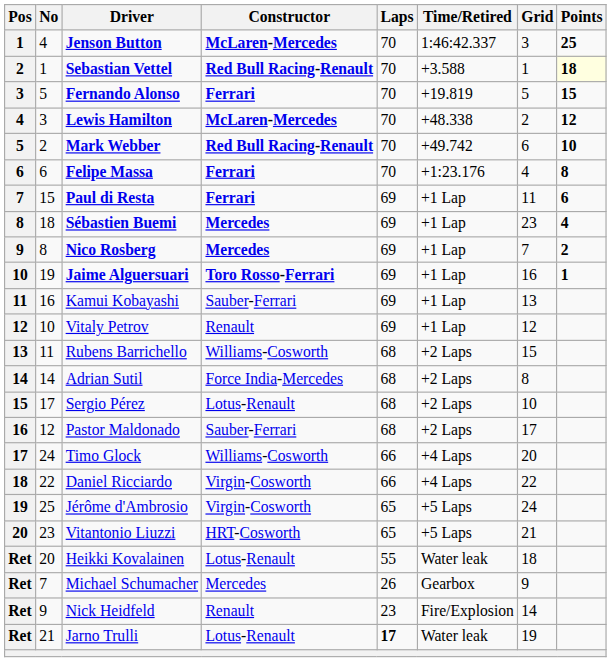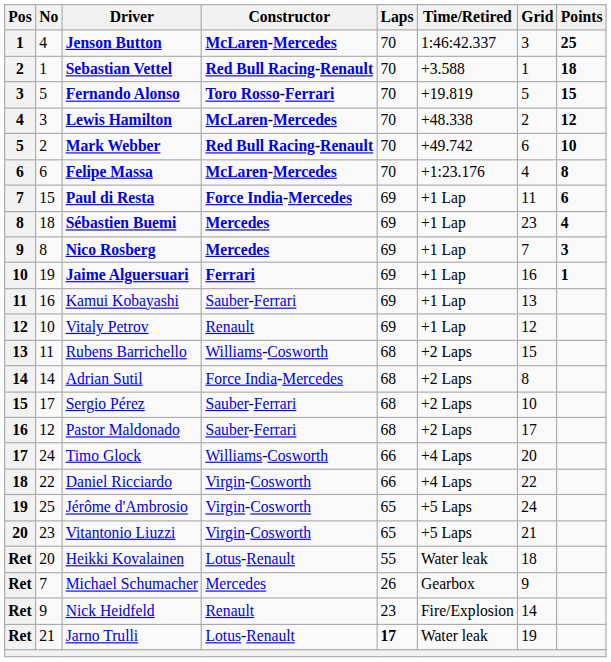(569, 68) lightyellow background -> (569, 68) no background
(230, 94) Ferrari -> (270, 94) Toro Rosso-Ferrari
(230, 171) Ferrari -> (271, 171) McLaren-Mercedes
(230, 197) Ferrari -> (279, 197) Force India-Mercedes
(565, 249) 2 -> (565, 249) 3
(270, 275) Toro Rosso-Ferrari -> (230, 275) Ferrari
(250, 404) Lotus-Renault -> (251, 404) Sauber-Ferrari
(253, 533) HRT-Cosworth -> (258, 533) Virgin-Cosworth
